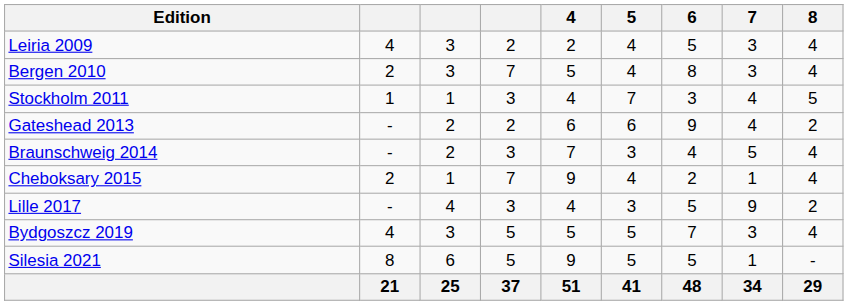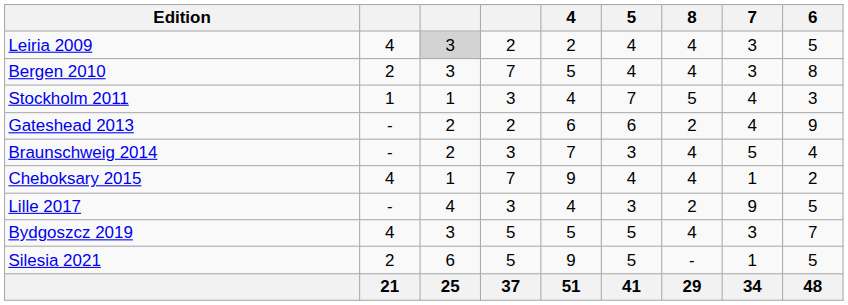columns swapped: (692, 17) <-> (813, 17)
(450, 44) no background -> (450, 44) lightgrey background
(390, 179) 2 -> (390, 179) 4
(390, 260) 8 -> (390, 260) 2
